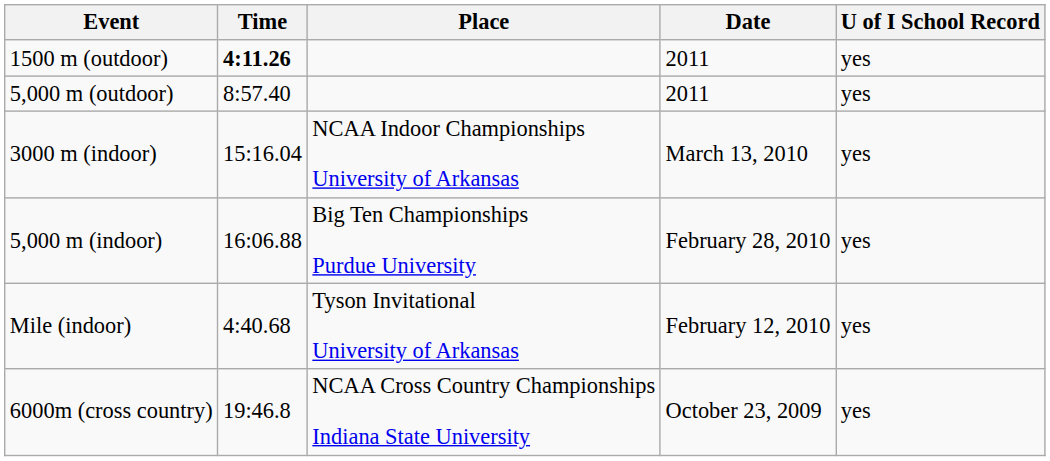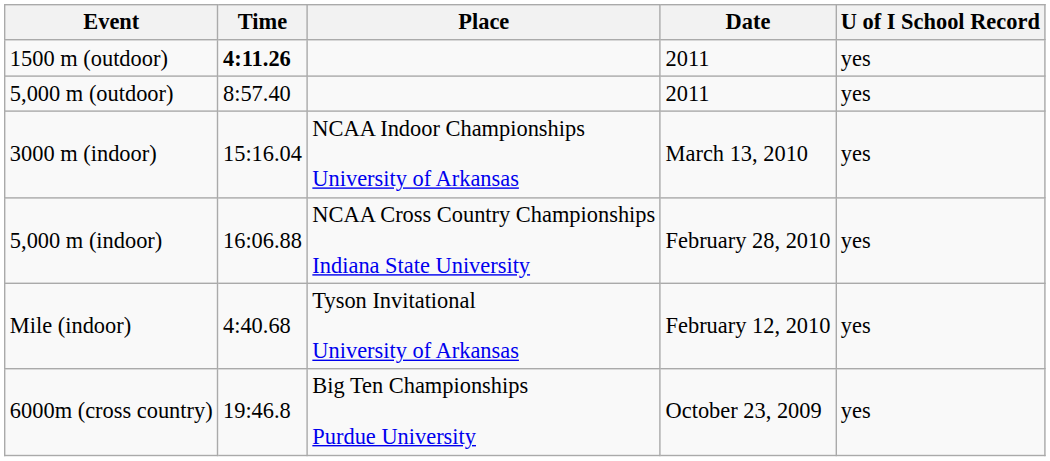(420, 239) Big Ten Championships Purdue University -> (484, 239) NCAA Cross Country Championships Indiana State University
(484, 411) NCAA Cross Country Championships Indiana State University -> (420, 411) Big Ten Championships Purdue University
